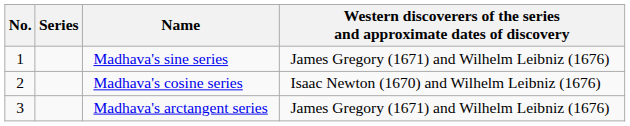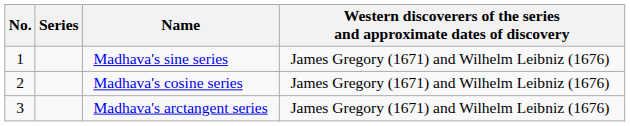(446, 83) Isaac Newton (1670) and Wilhelm Leibniz (1676) -> (452, 83) James Gregory (1671) and Wilhelm Leibniz (1676)
